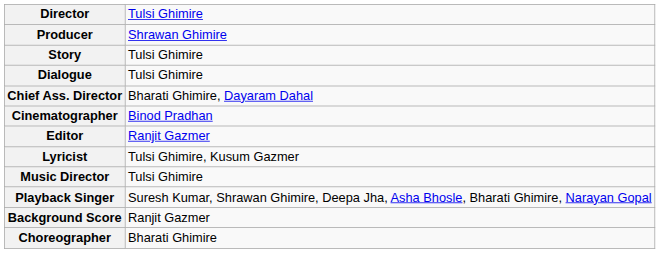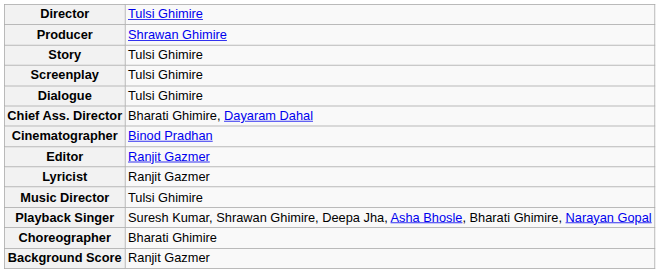+ row: (65, 75)
(213, 156) Tulsi Ghimire, Kusum Gazmer -> (169, 177) Ranjit Gazmer
rows swapped: (65, 237) <-> (65, 217)
